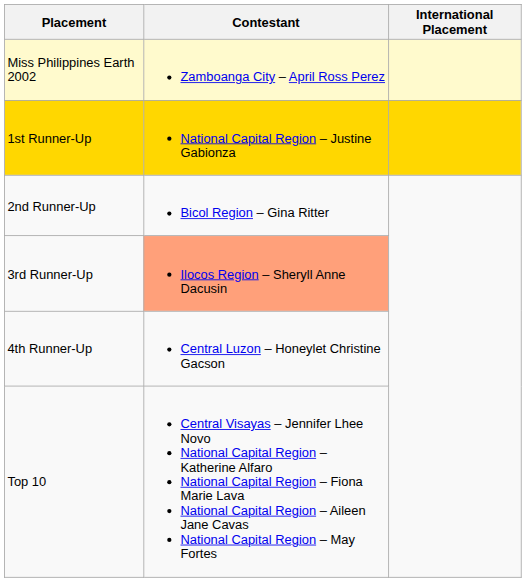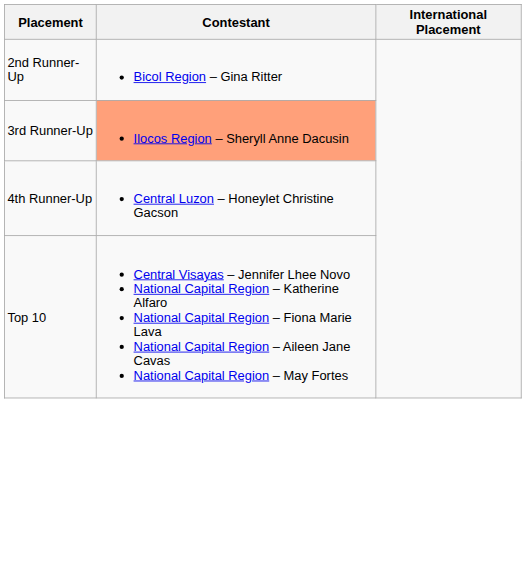- row: (71, 70)
- row: (49, 138)
